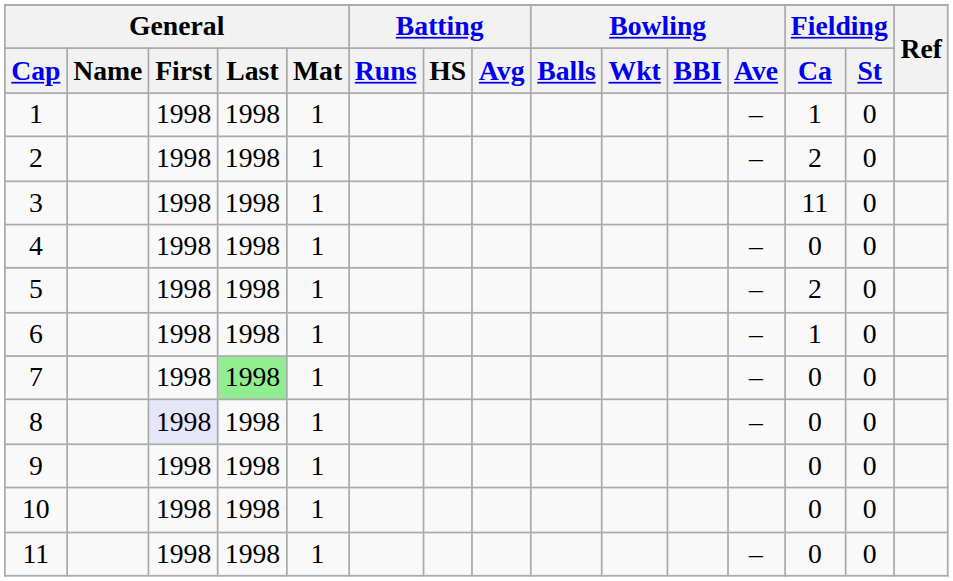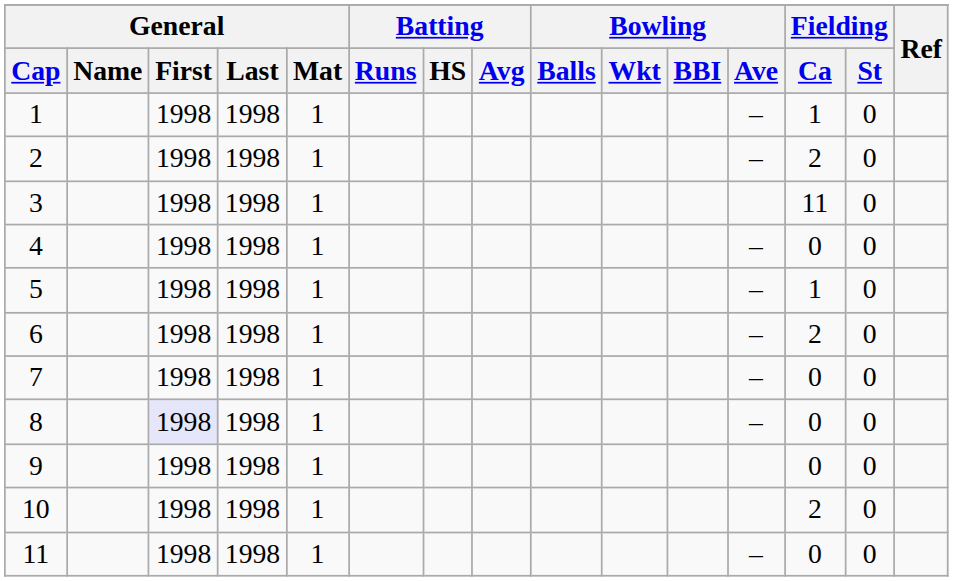(815, 289) 2 -> (815, 289) 1
(815, 333) 1 -> (815, 333) 2
(252, 377) lightgreen background -> (252, 377) no background
(815, 509) 0 -> (815, 509) 2
